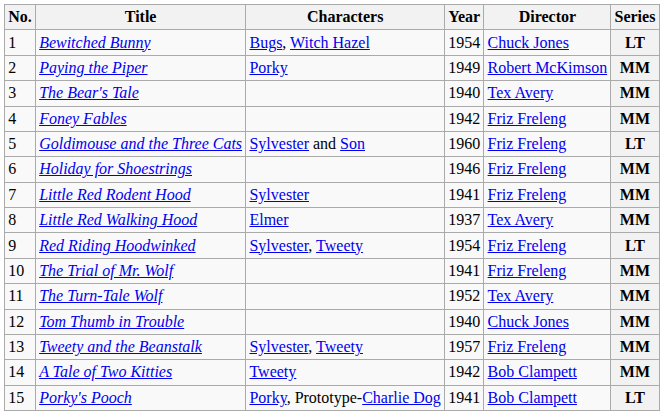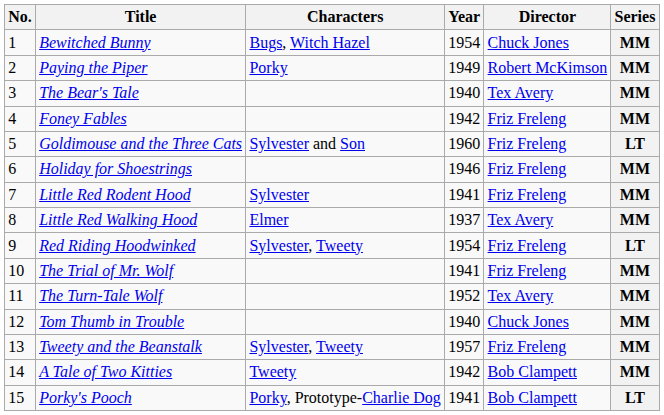(635, 42) LT -> (635, 42) MM
